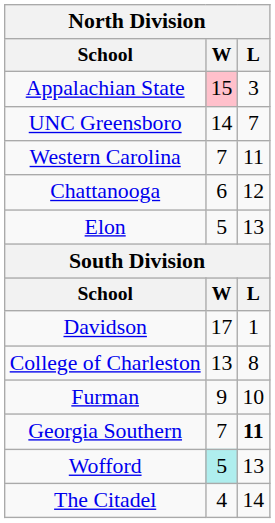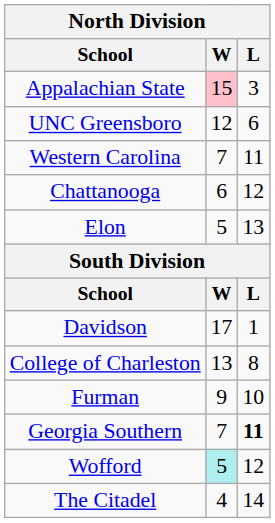(222, 123) 14 -> (222, 123) 12
(253, 123) 7 -> (253, 123) 6
(253, 465) 13 -> (253, 465) 12
